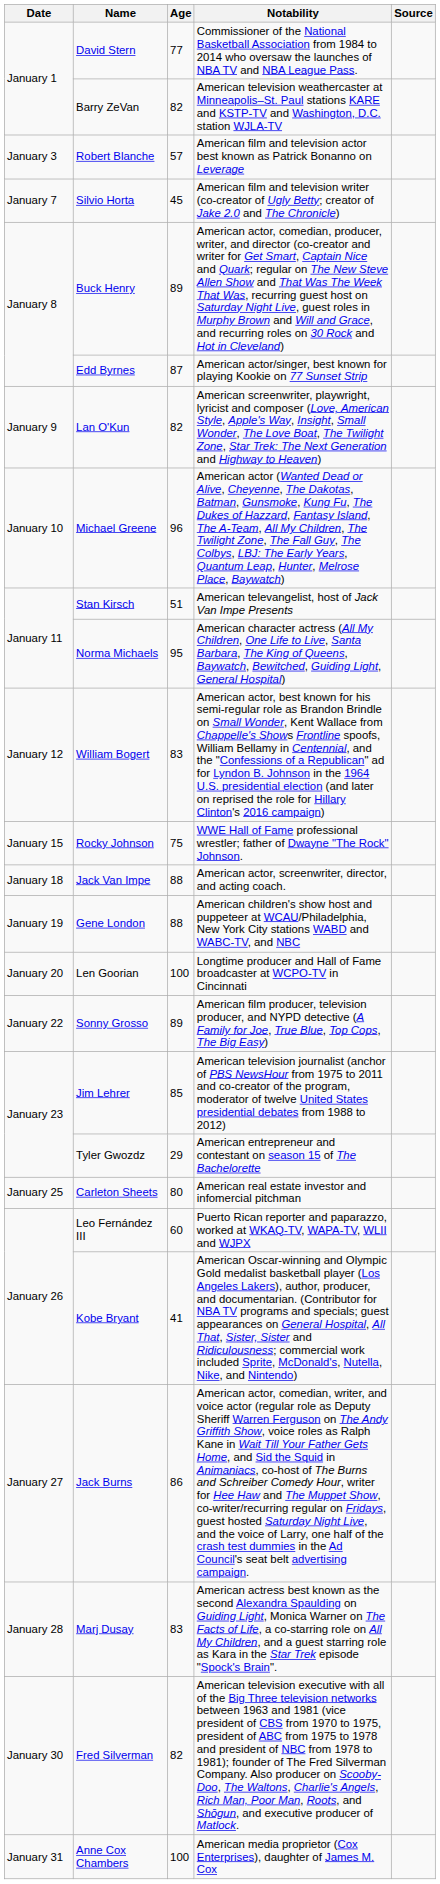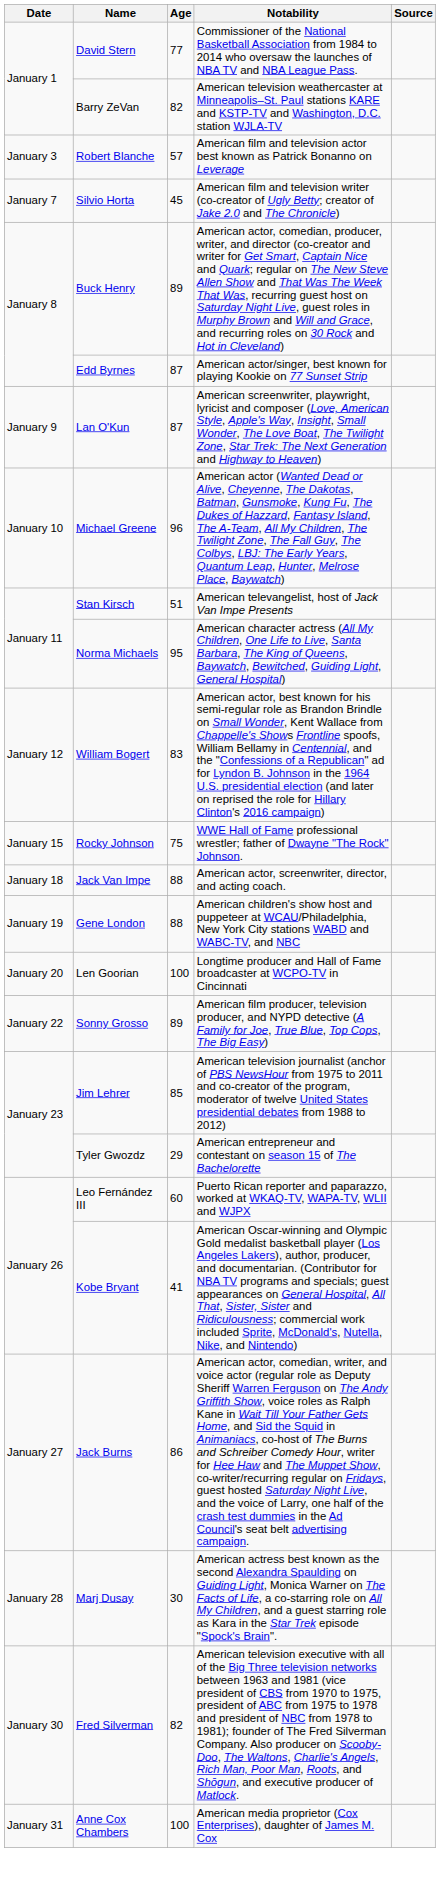(176, 427) 82 -> (176, 427) 87
- row: (117, 1192)
(176, 1629) 83 -> (176, 1598) 30
